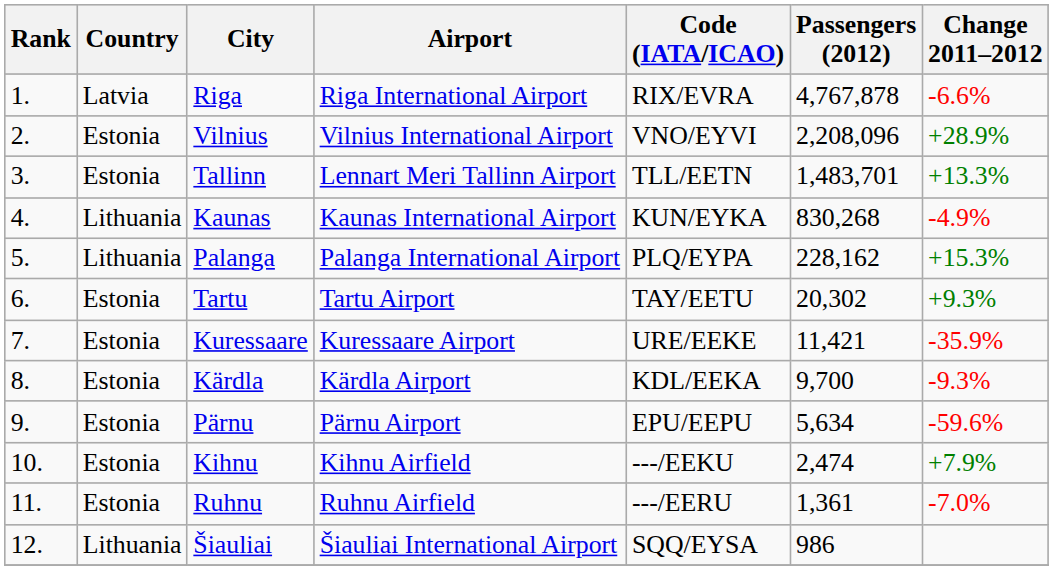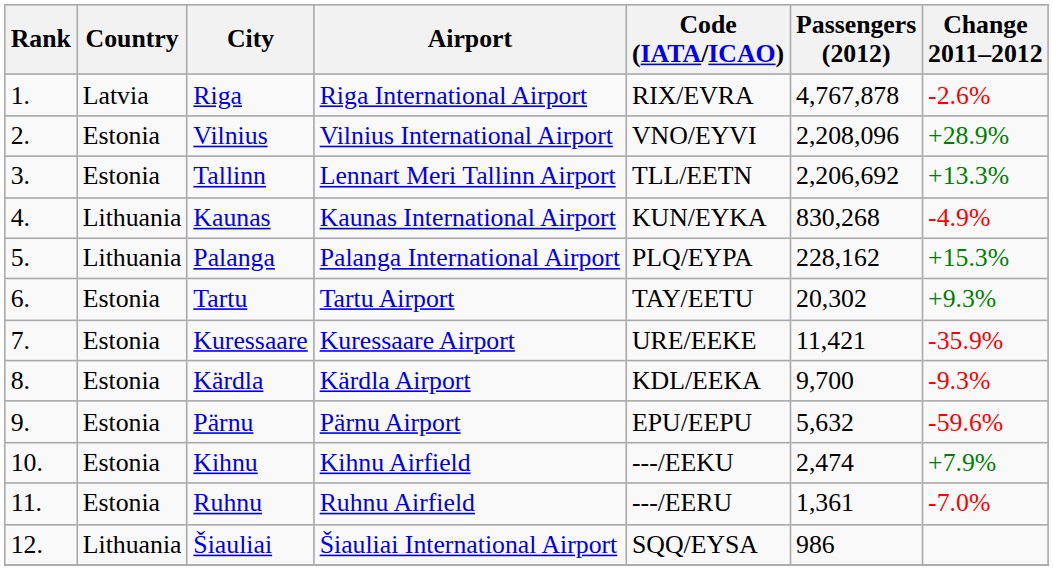(959, 94) -6.6% -> (959, 94) -2.6%
(848, 176) 1,483,701 -> (848, 176) 2,206,692
(825, 421) 5,634 -> (825, 421) 5,632
